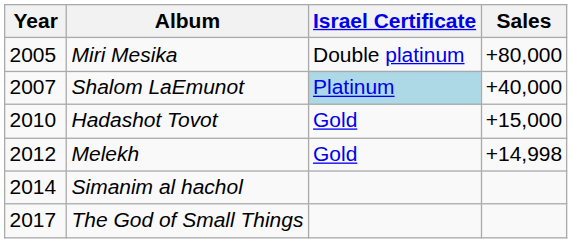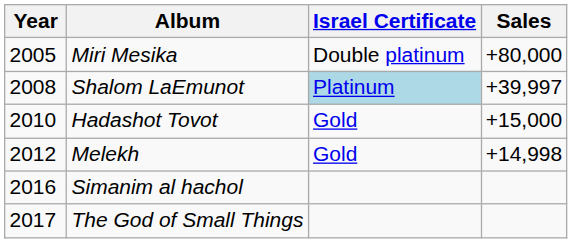(33, 87) 2007 -> (33, 87) 2008
(524, 87) +40,000 -> (524, 87) +39,997
(33, 187) 2014 -> (33, 187) 2016
